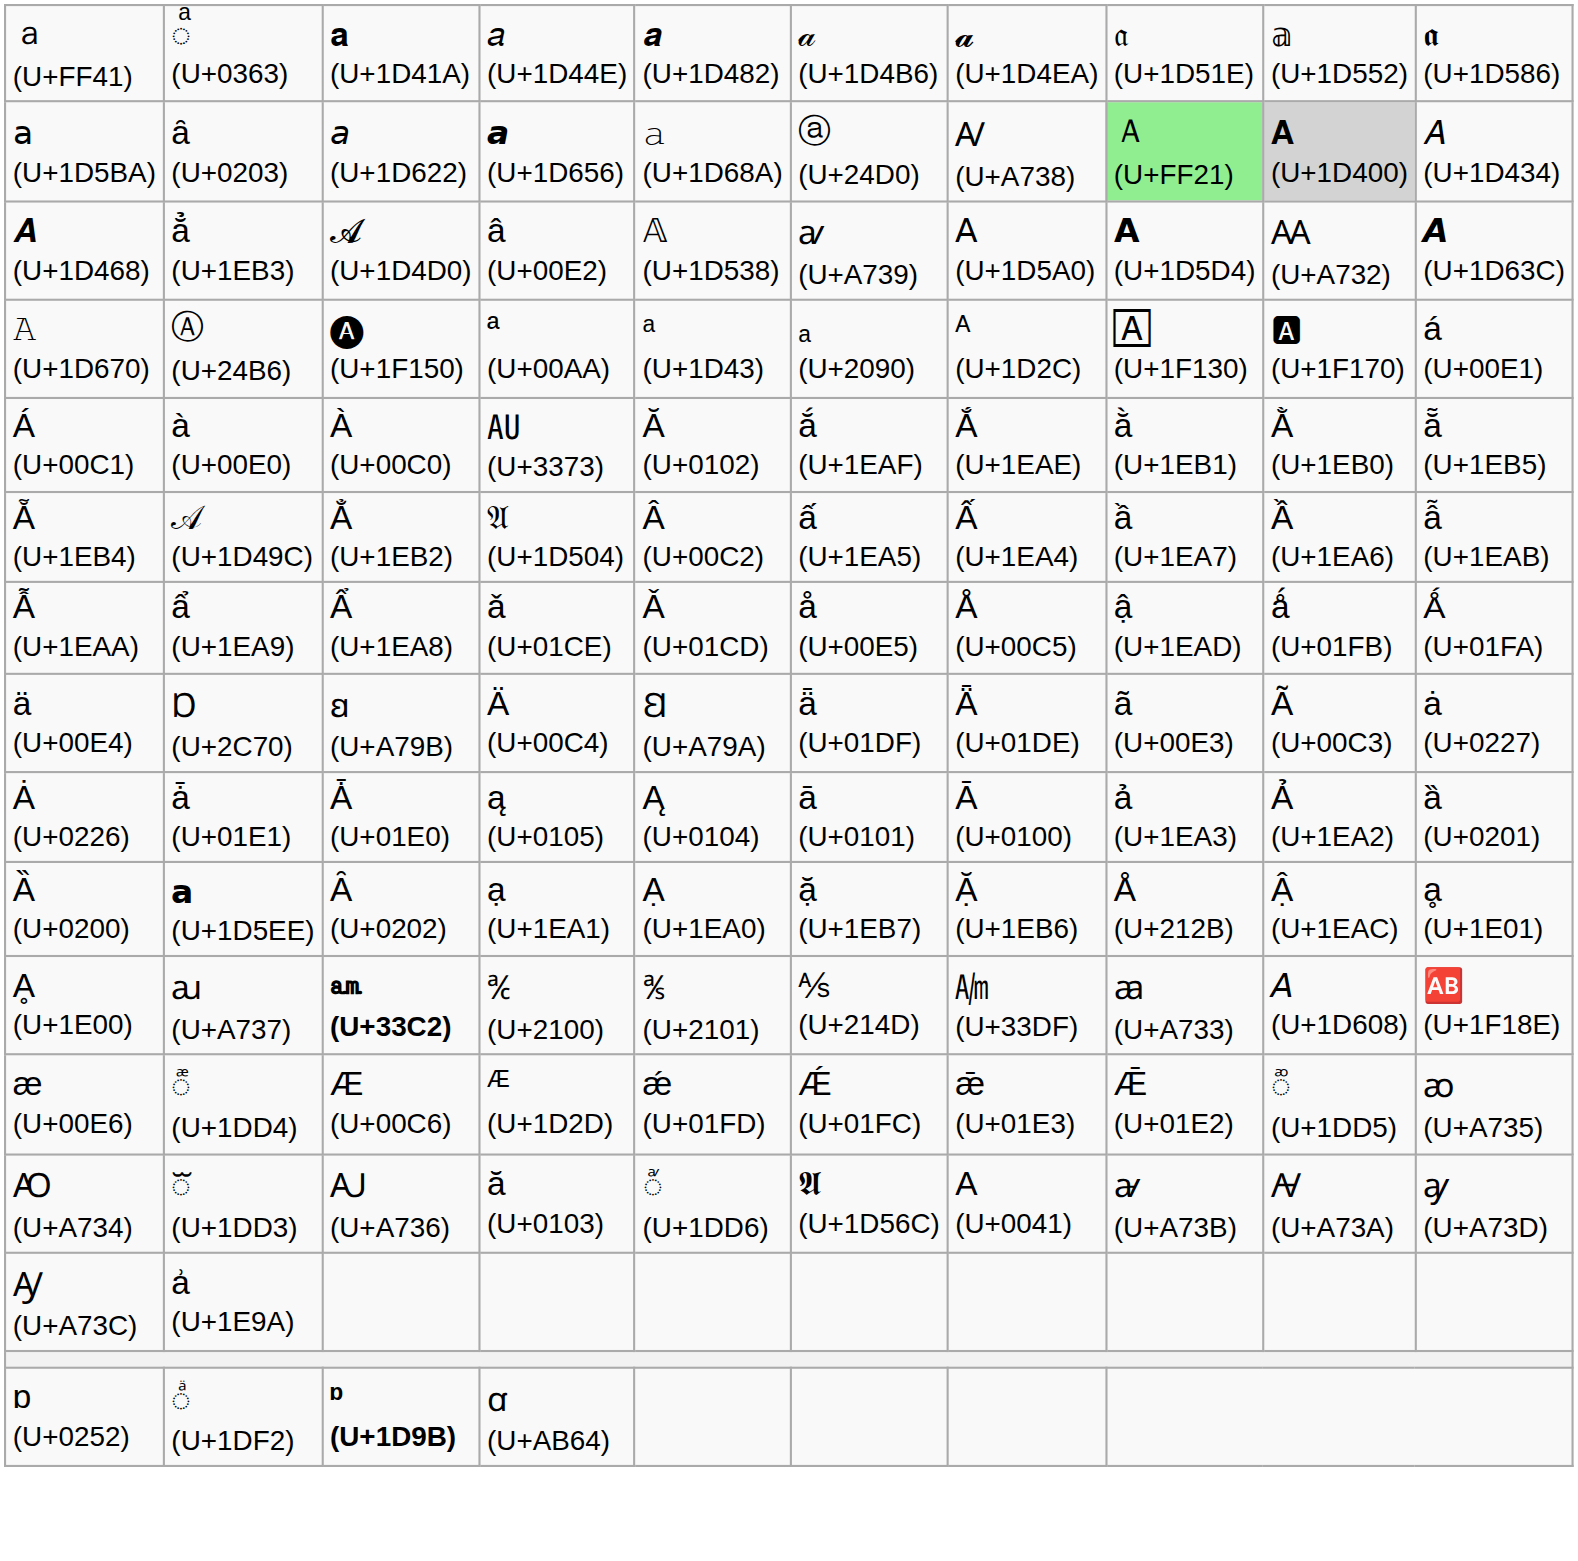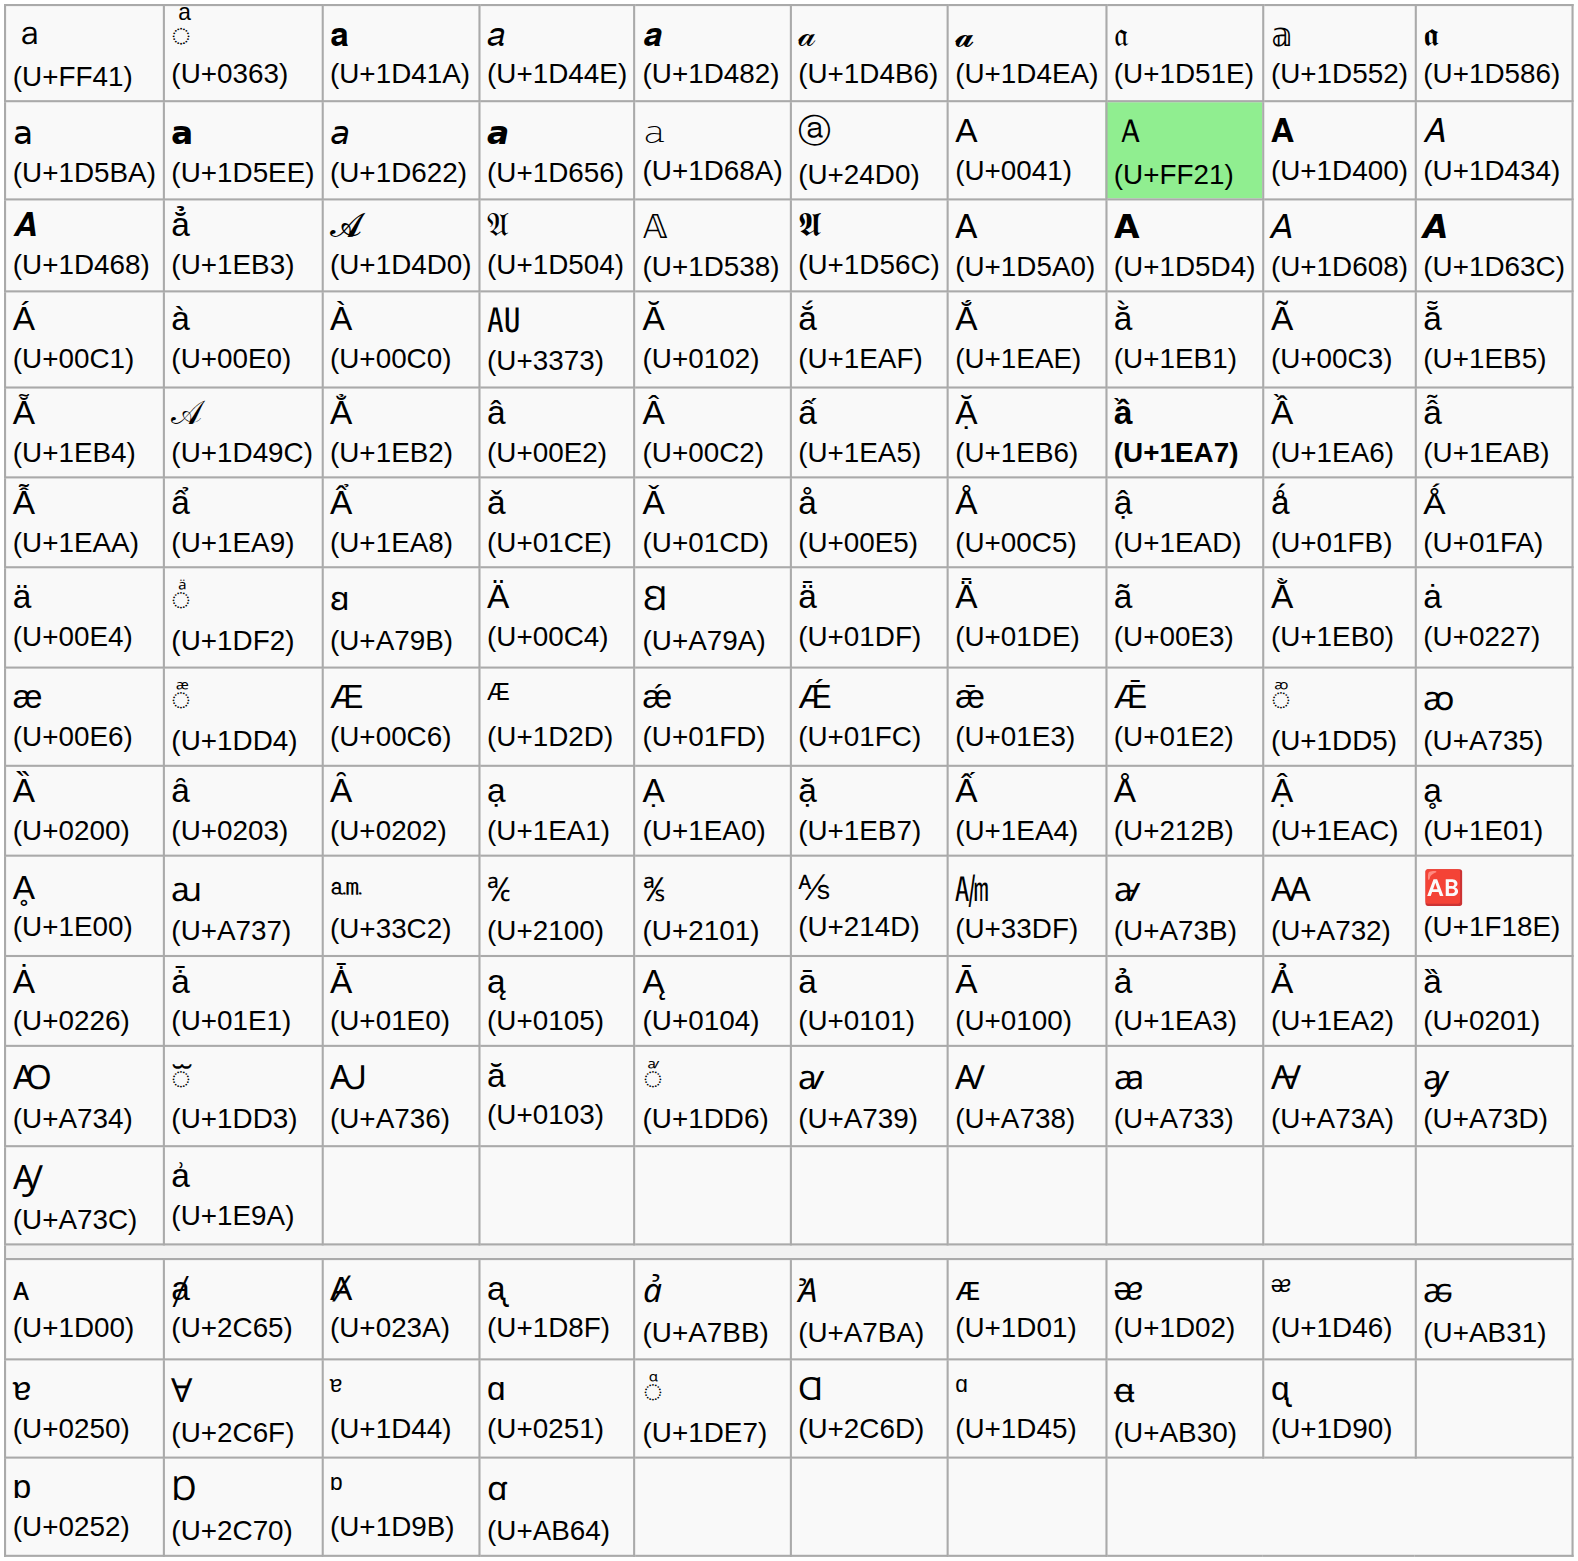(230, 150) ȃ (U+0203) -> (243, 150) 𝗮 (U+1D5EE)
(1015, 154) Ꜹ (U+A738) -> (1014, 149) A (U+0041)
(1339, 150) lightgrey background -> (1339, 149) no background
(547, 249) â (U+00E2) -> (556, 244) 𝔄 (U+1D504)
(858, 253) ꜹ (U+A739) -> (869, 244) 𝕬 (U+1D56C)
(1331, 253) Ꜳ (U+A732) -> (1339, 245) 𝘈 (U+1D608)
- row: (81, 347)
(1332, 443) Ằ (U+1EB0) -> (1332, 338) Ã (U+00C3)
(556, 536) 𝔄 (U+1D504) -> (547, 431) â (U+00E2)
(1017, 536) Ấ (U+1EA4) -> (1017, 431) Ặ (U+1EB6)
(1175, 536) normal -> (1176, 431) bold
(232, 725) Ɒ (U+2C70) -> (233, 619) ◌ᷲ (U+1DF2)
(1332, 722) Ã (U+00C3) -> (1332, 616) Ằ (U+1EB0)
rows swapped: (71, 816) <-> (73, 1103)
(243, 909) 𝗮 (U+1D5EE) -> (230, 810) ȃ (U+0203)
(1017, 908) Ặ (U+1EB6) -> (1017, 810) Ấ (U+1EA4)
(391, 1005) bold -> (391, 906) normal
(1174, 1007) ꜳ (U+A733) -> (1175, 908) ꜻ (U+A73B)
(1339, 1005) 𝘈 (U+1D608) -> (1331, 908) Ꜳ (U+A732)
(869, 1202) 𝕬 (U+1D56C) -> (858, 1098) ꜹ (U+A739)
(1014, 1202) A (U+0041) -> (1015, 1098) Ꜹ (U+A738)
(1175, 1205) ꜻ (U+A73B) -> (1174, 1098) ꜳ (U+A733)
+ row: (74, 1308)
+ row: (71, 1407)
(233, 1419) ◌ᷲ (U+1DF2) -> (232, 1509) Ɒ (U+2C70)
(393, 1415) bold -> (392, 1506) normal
